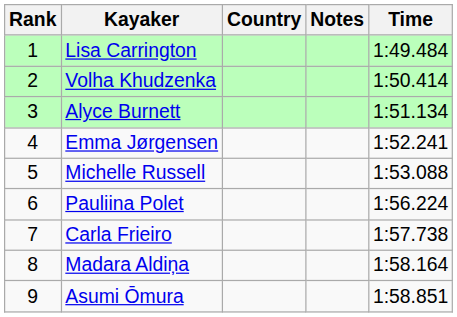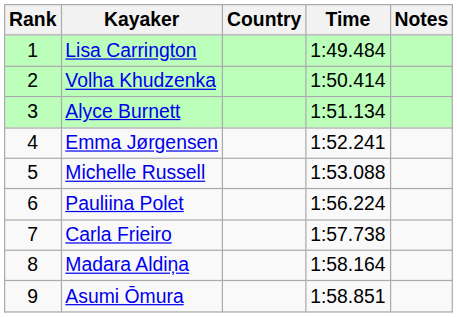columns swapped: (411, 19) <-> (337, 19)
